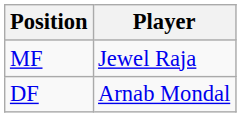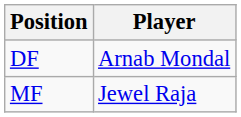rows swapped: (24, 93) <-> (26, 58)
